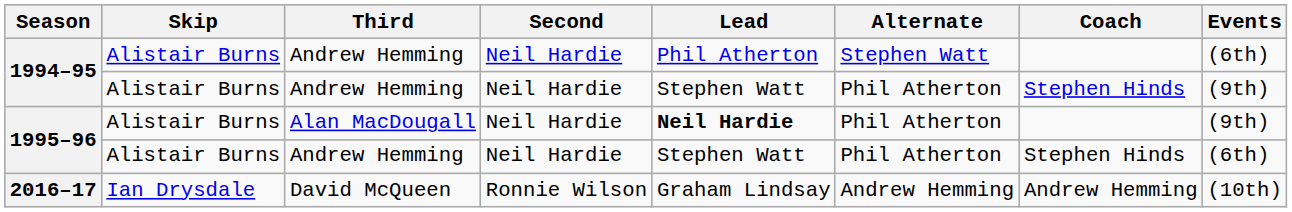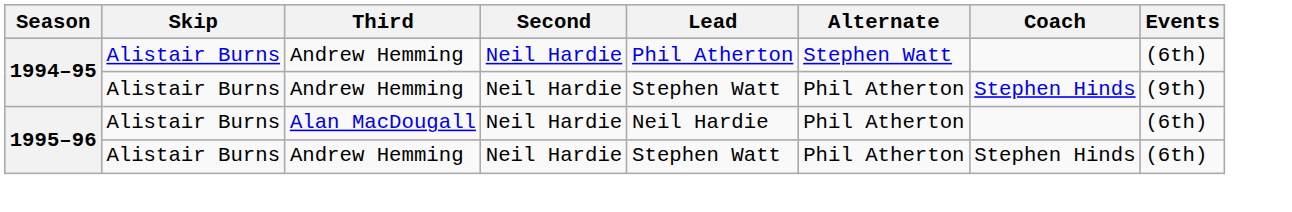(725, 123) bold -> (700, 123) normal
(1238, 123) (9th) -> (1176, 123) (6th)
- row: (53, 190)
